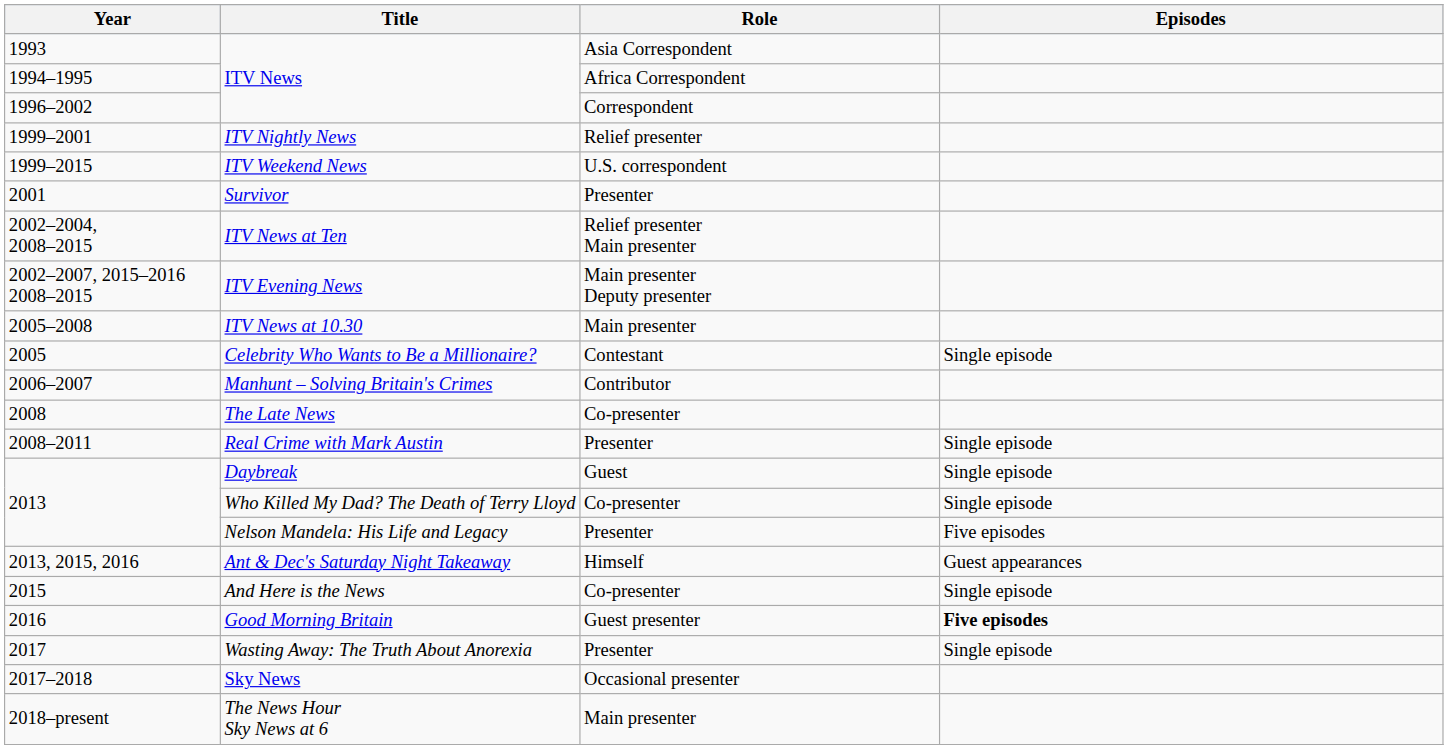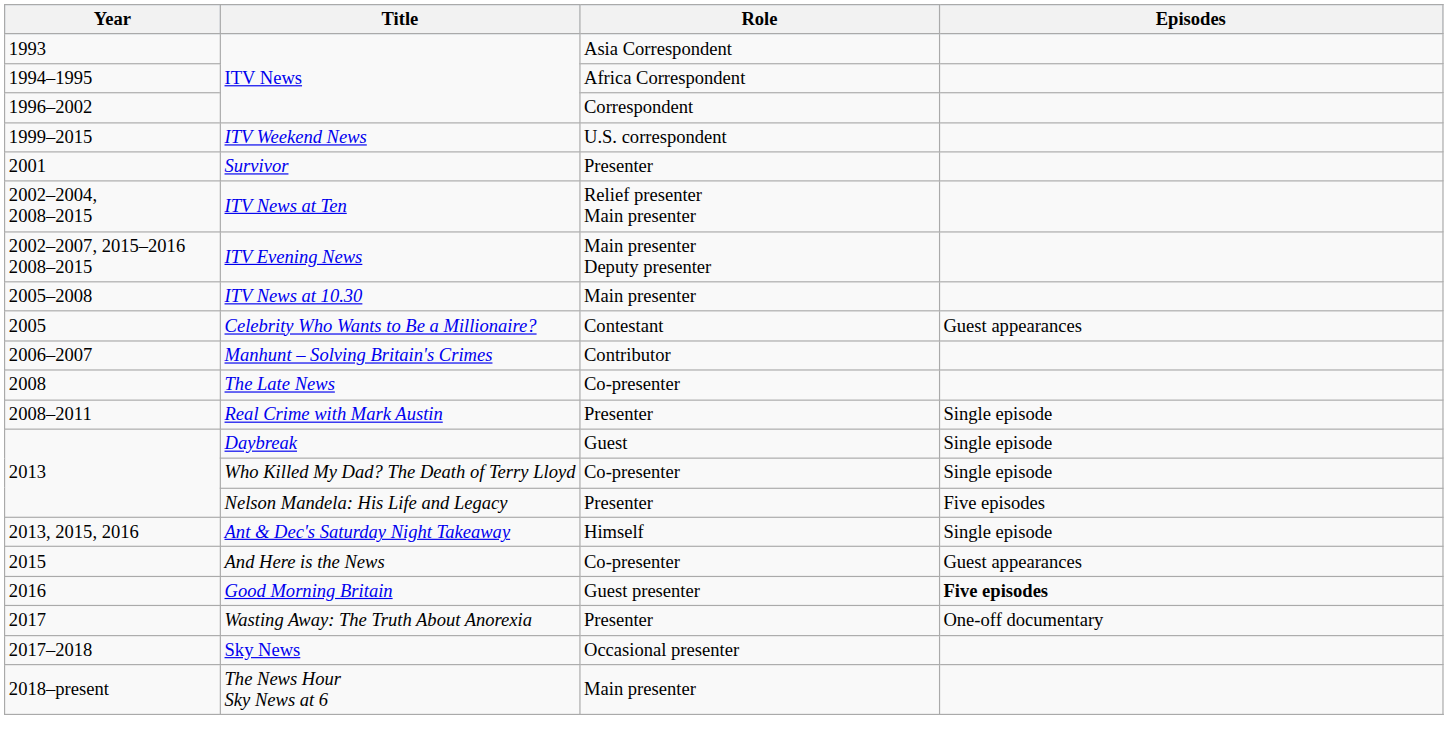- row: (51, 136)
(998, 355) Single episode -> (1013, 325) Guest appearances
(1013, 561) Guest appearances -> (998, 531) Single episode
(998, 590) Single episode -> (1013, 561) Guest appearances
(998, 649) Single episode -> (1023, 620) One-off documentary
